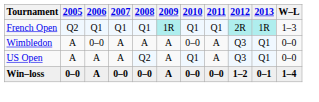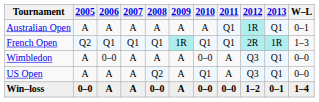+ row: (39, 27)
(121, 74) 0–0 -> (133, 89) A
